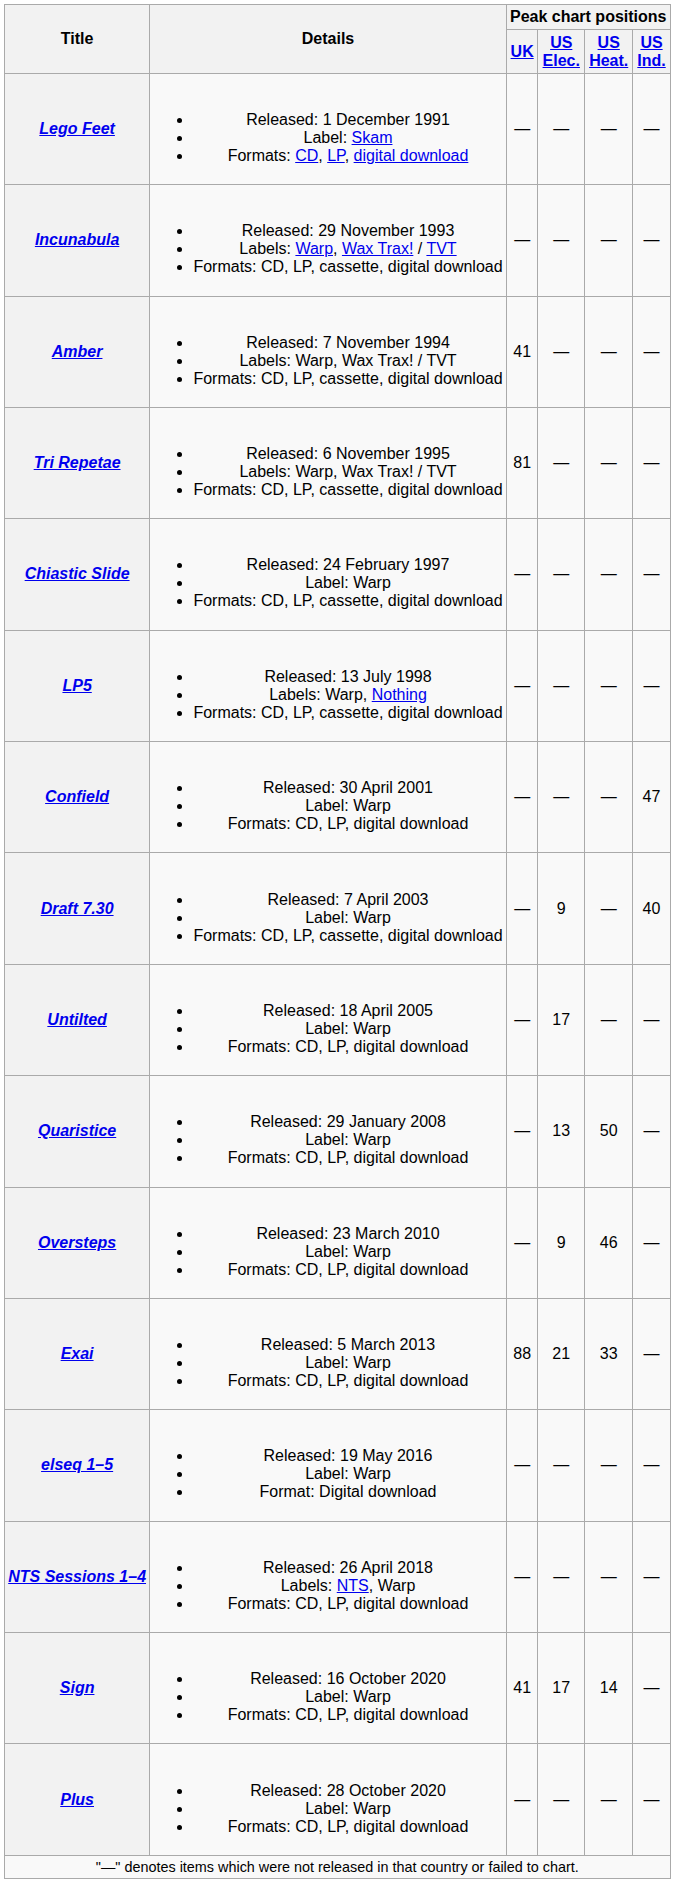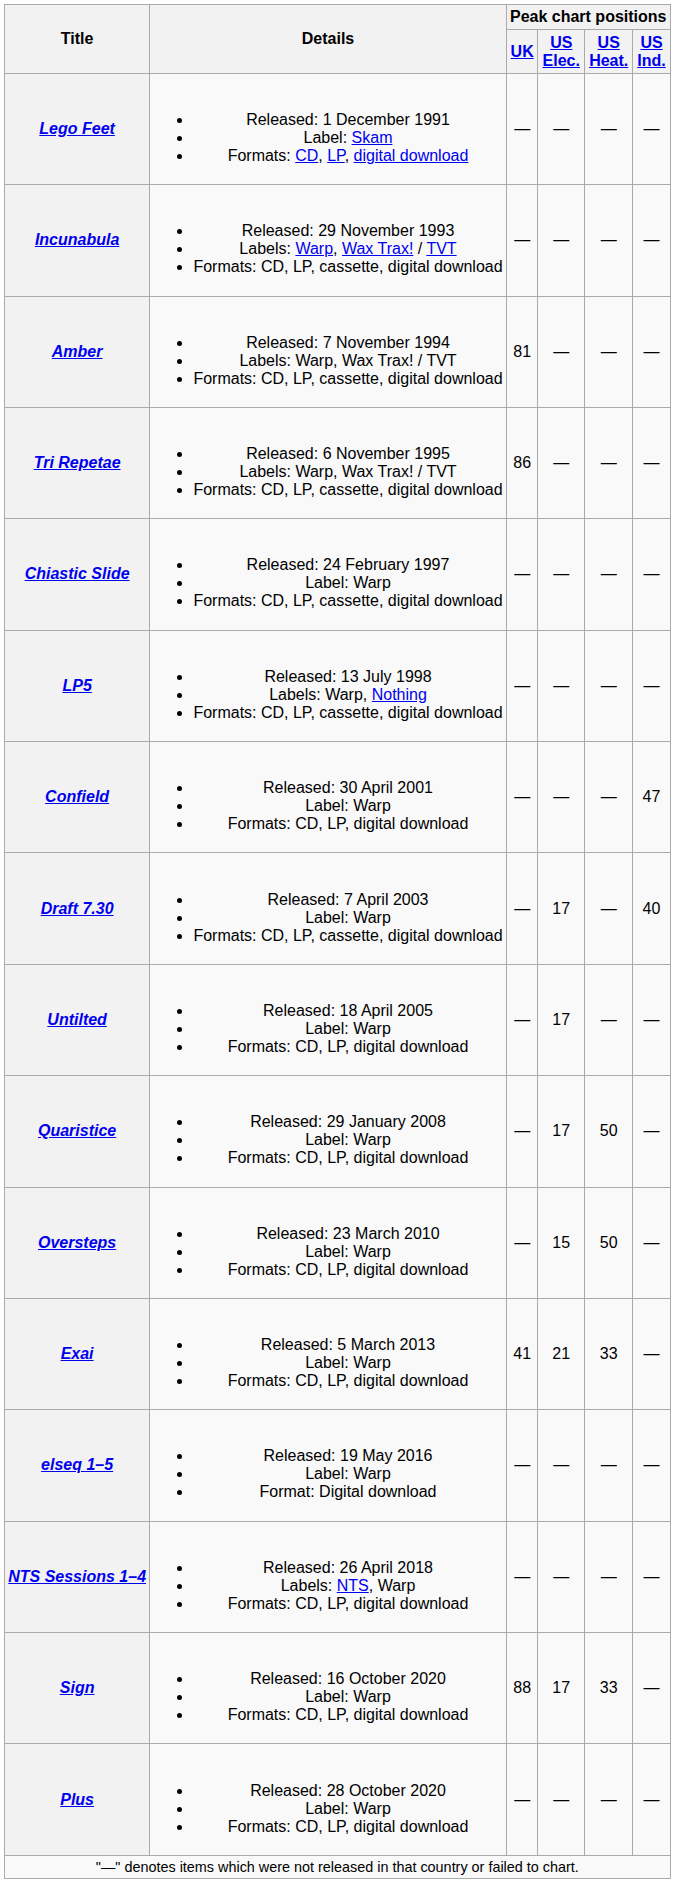(522, 351) 41 -> (522, 351) 81
(522, 463) 81 -> (522, 463) 86
(561, 908) 9 -> (561, 908) 17
(561, 1131) 13 -> (561, 1131) 17
(561, 1242) 9 -> (561, 1242) 15
(609, 1242) 46 -> (609, 1242) 50
(522, 1354) 88 -> (522, 1354) 41
(522, 1688) 41 -> (522, 1688) 88
(609, 1688) 14 -> (609, 1688) 33
